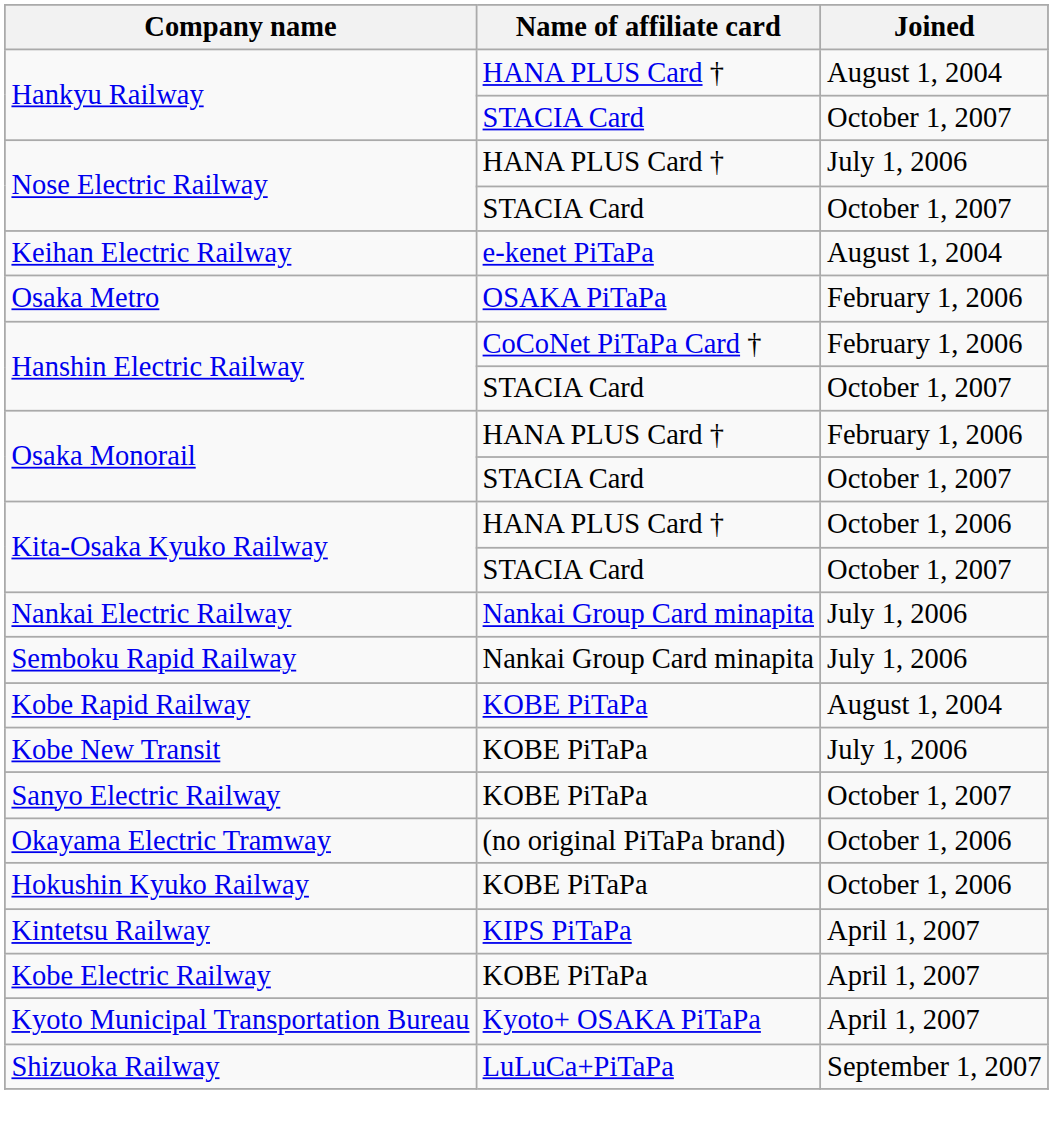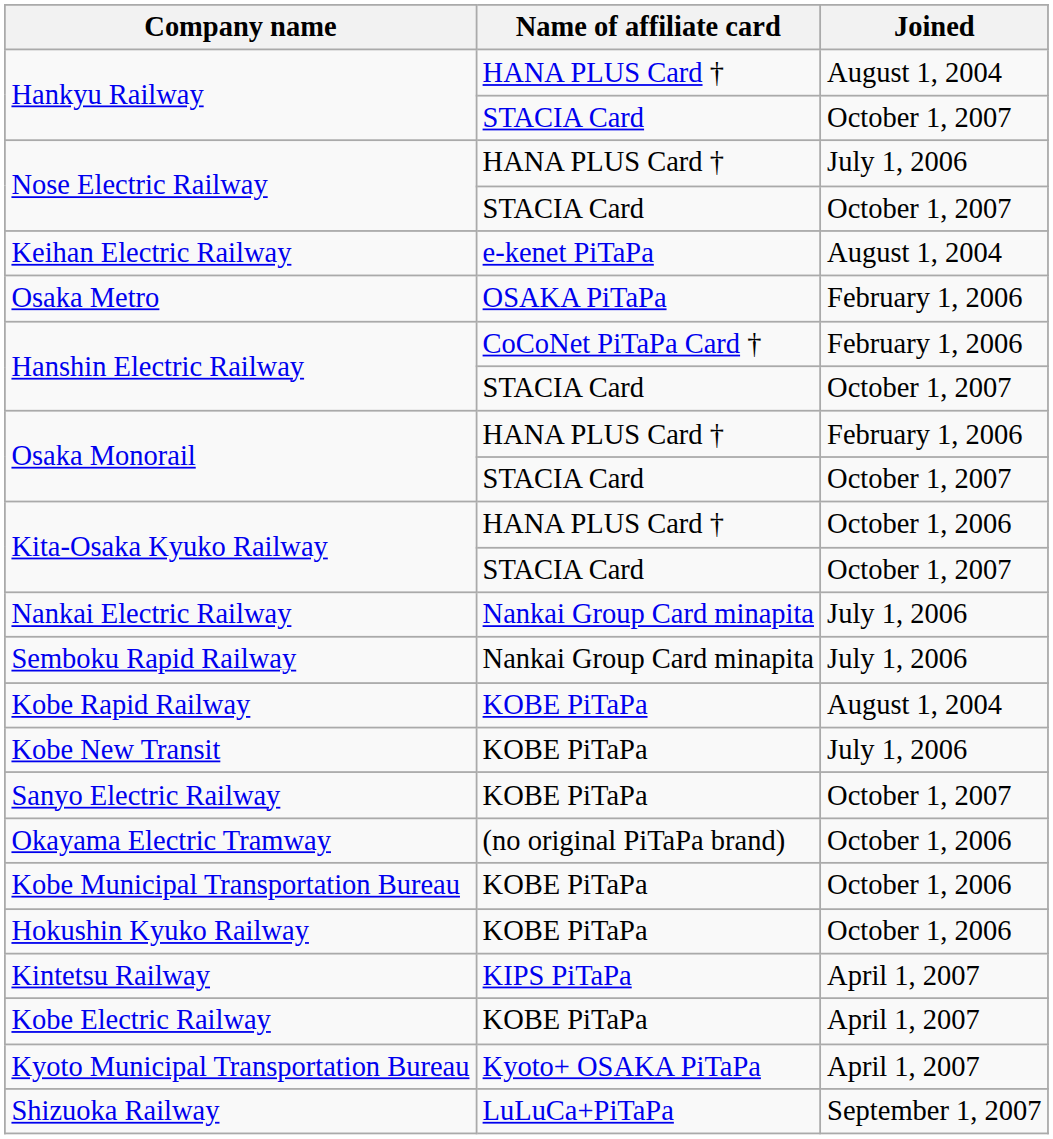+ row: (236, 885)
